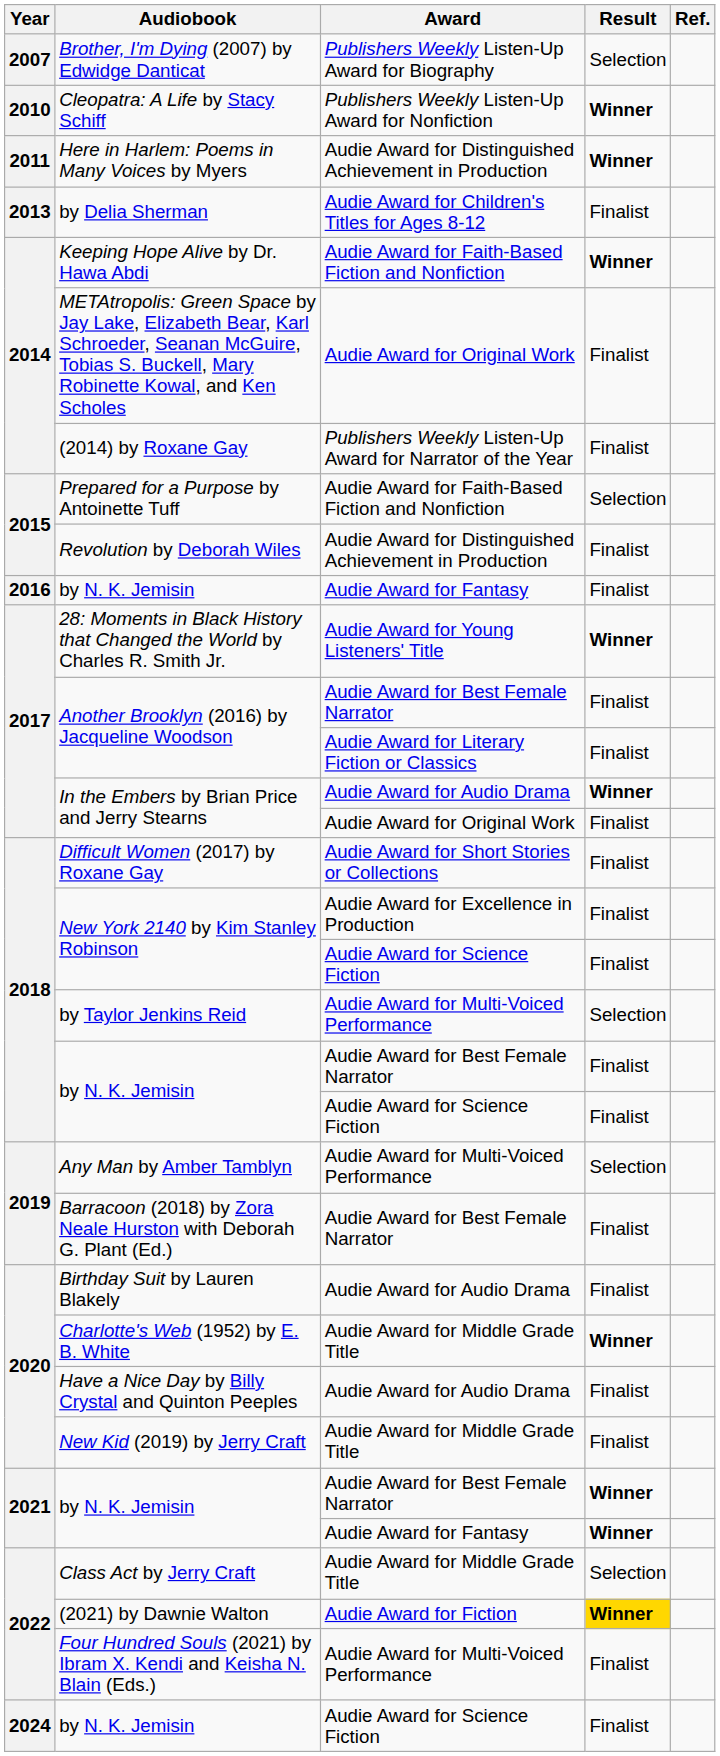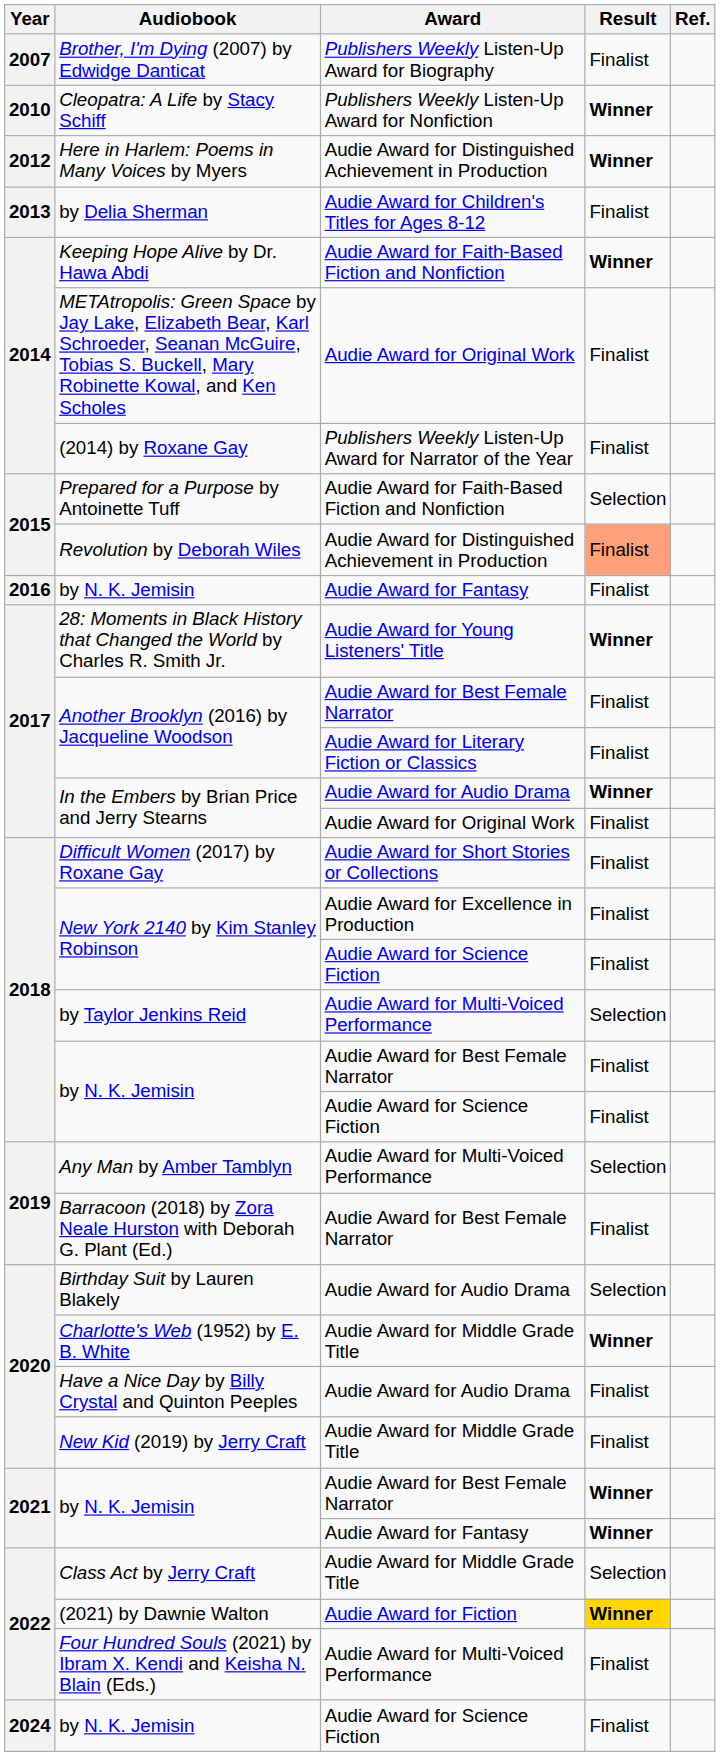(628, 59) Selection -> (619, 59) Finalist
(30, 161) 2011 -> (30, 161) 2012
(619, 549) no background -> (619, 549) lightsalmon background
(619, 1289) Finalist -> (628, 1289) Selection
